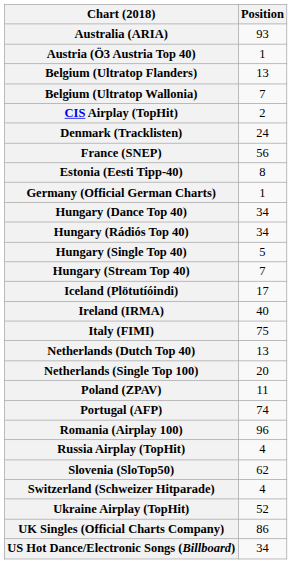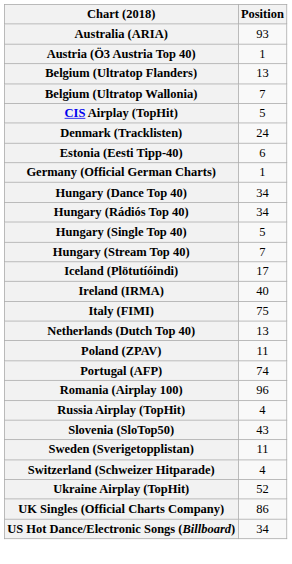(262, 113) 2 -> (262, 113) 5
- row: (121, 152)
(262, 172) 8 -> (262, 152) 6
- row: (121, 370)
(262, 469) 62 -> (262, 430) 43
+ row: (121, 449)
